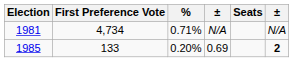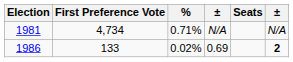(28, 48) 1985 -> (28, 48) 1986
(186, 48) 0.20% -> (186, 48) 0.02%
